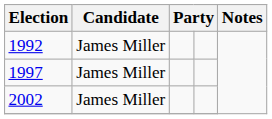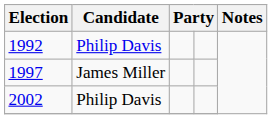(121, 45) James Miller -> (119, 45) Philip Davis
(121, 99) James Miller -> (119, 99) Philip Davis
